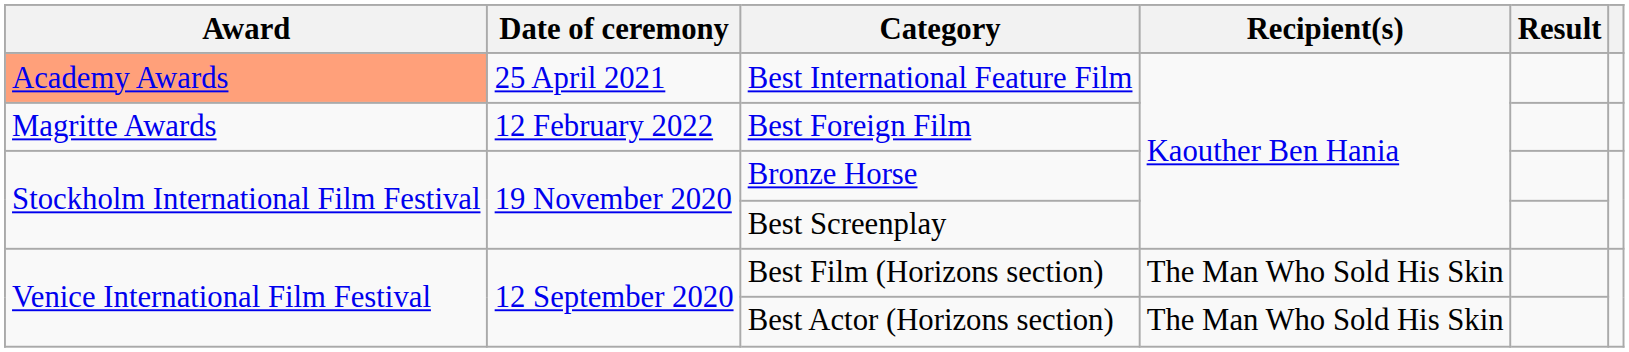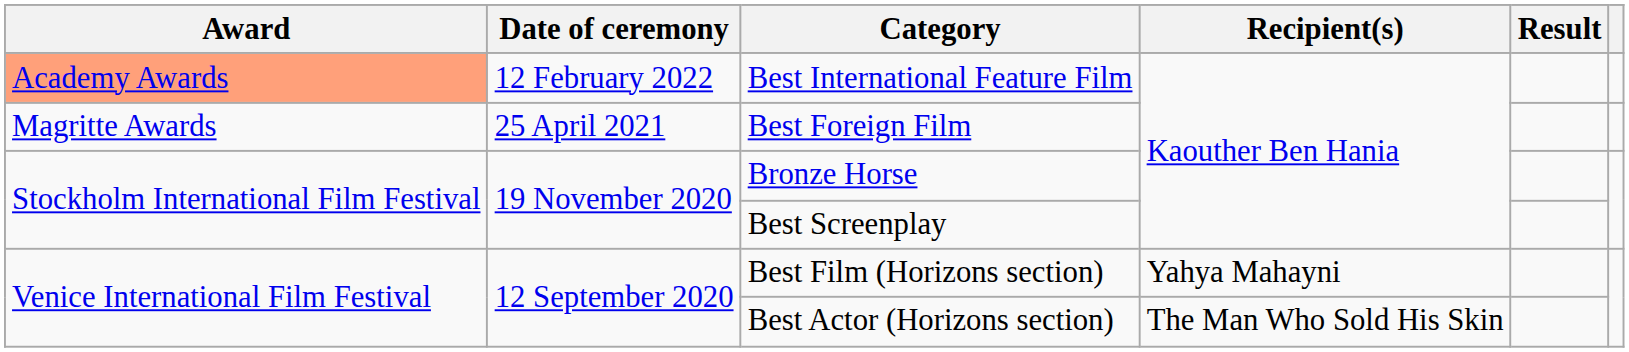(580, 77) 25 April 2021 -> (604, 77) 12 February 2022
(604, 126) 12 February 2022 -> (580, 126) 25 April 2021
(1325, 272) The Man Who Sold His Skin -> (1244, 272) Yahya Mahayni
